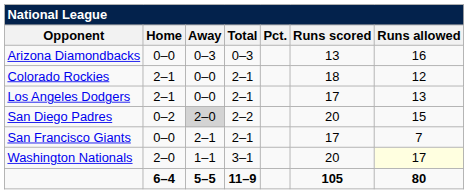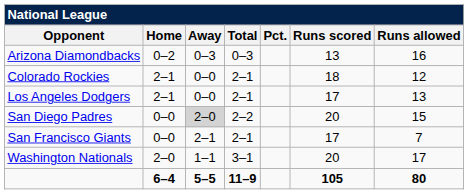(164, 56) 0–0 -> (164, 56) 0–2
(164, 117) 0–2 -> (164, 117) 0–0
(419, 158) lightyellow background -> (419, 158) no background
